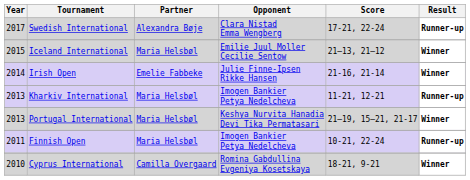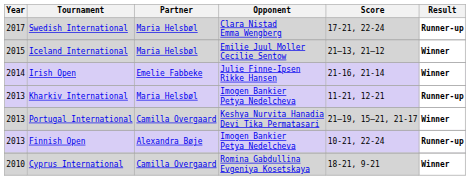(169, 28) Alexandra Bøje -> (167, 28) Maria Helsbøl
(167, 119) Maria Helsbøl -> (176, 119) Camilla Overgaard
(16, 141) 2011 -> (16, 141) 2013
(167, 141) Maria Helsbøl -> (169, 141) Alexandra Bøje
